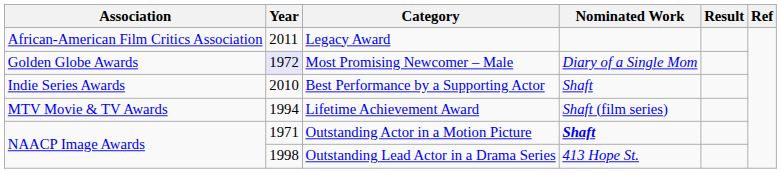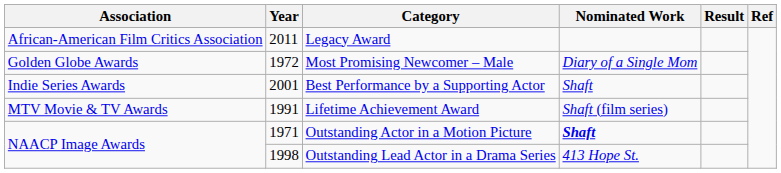(284, 62) lavender background -> (284, 62) no background
(284, 86) 2010 -> (284, 86) 2001
(284, 109) 1994 -> (284, 109) 1991
